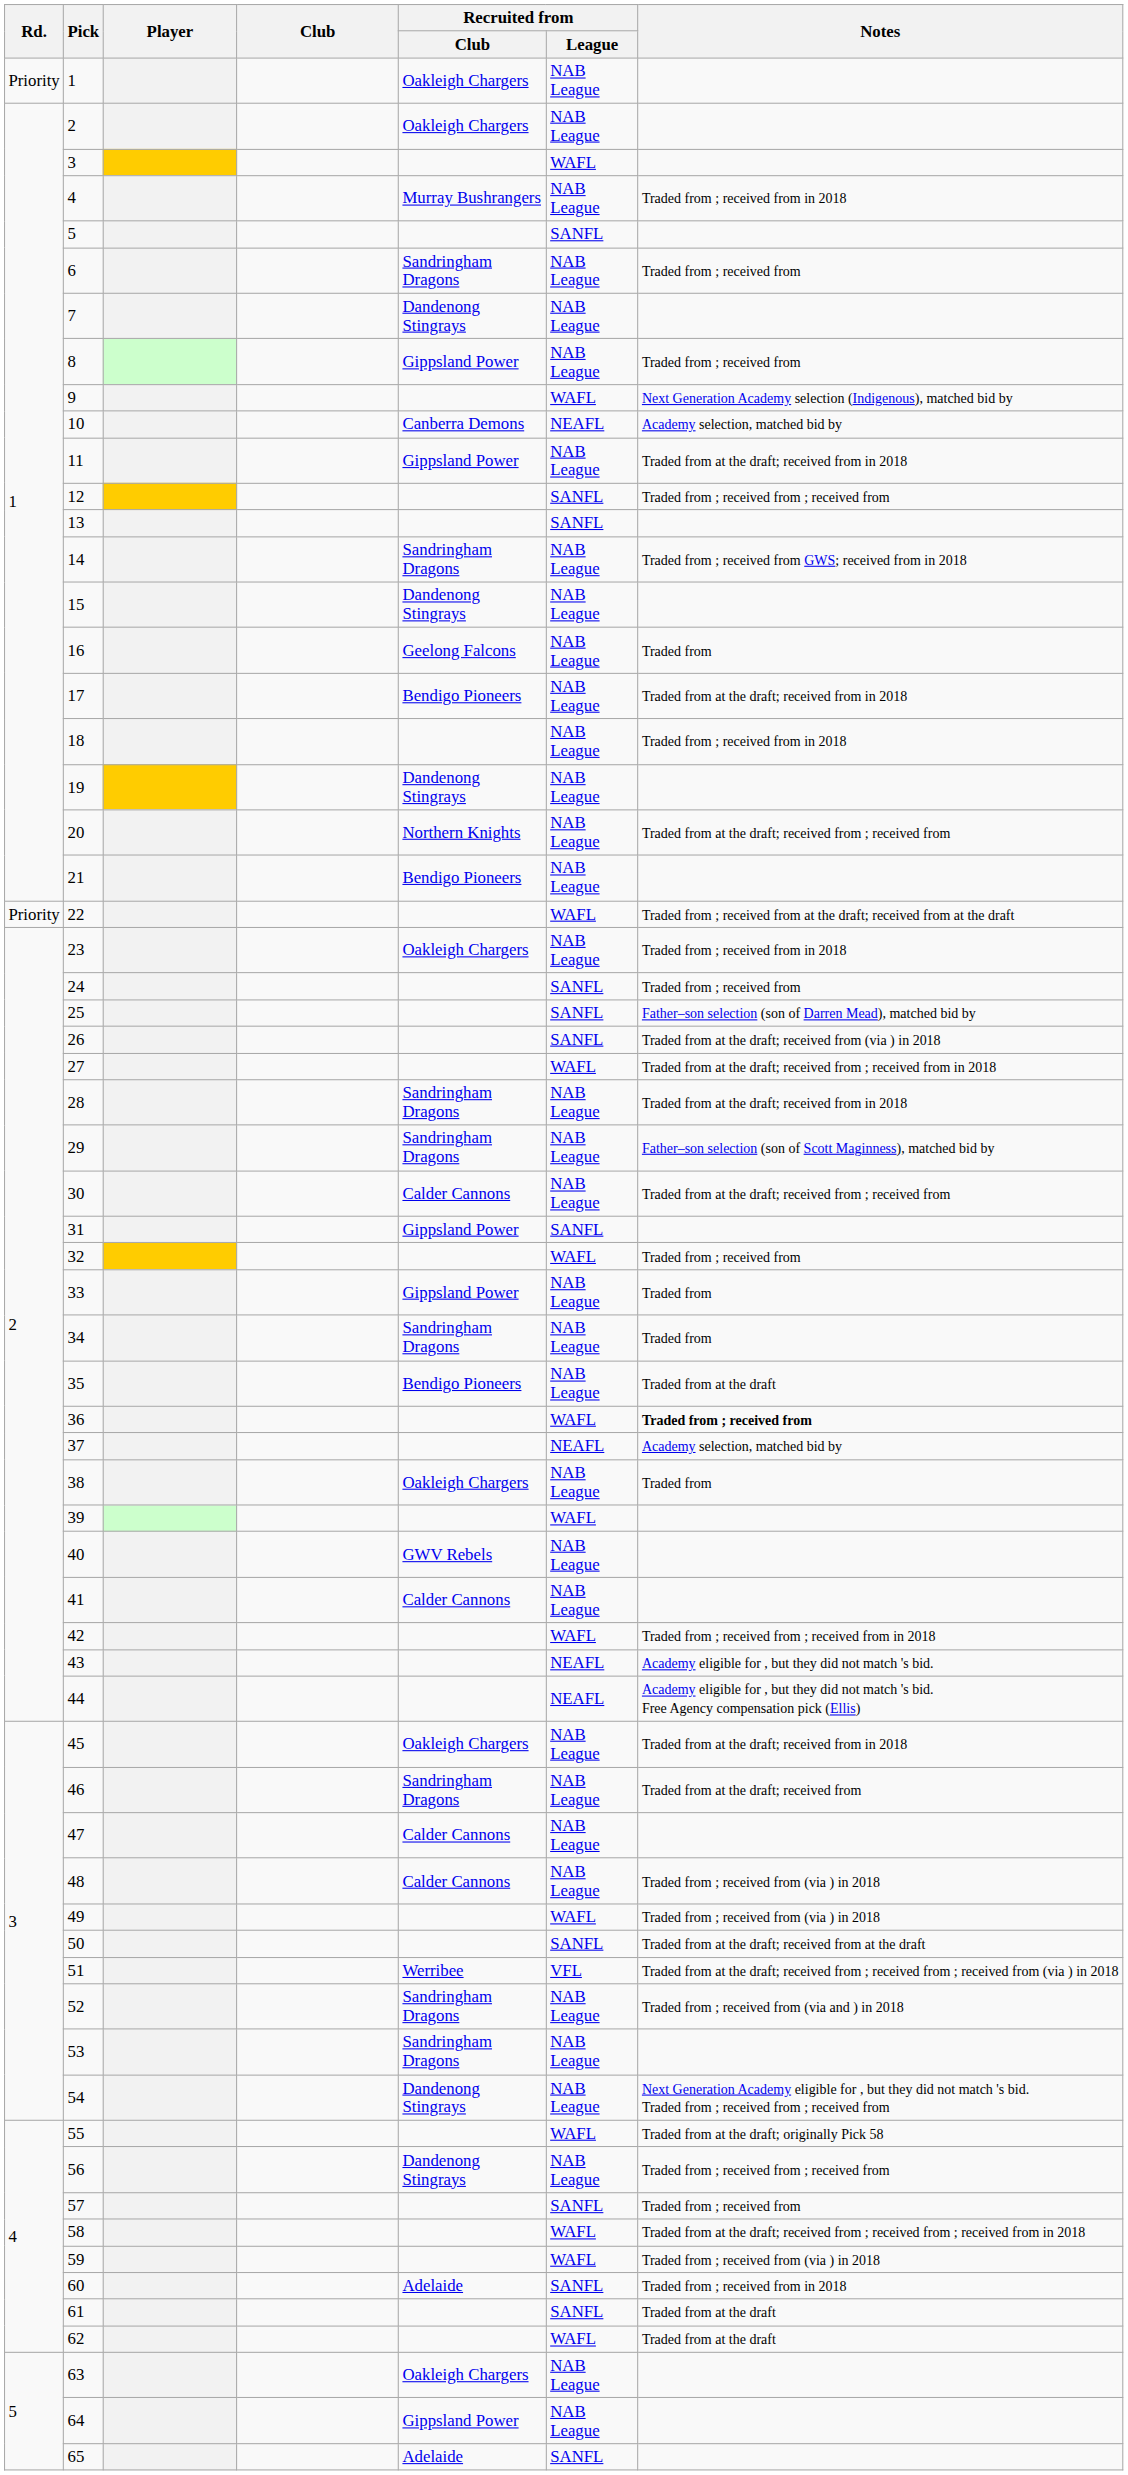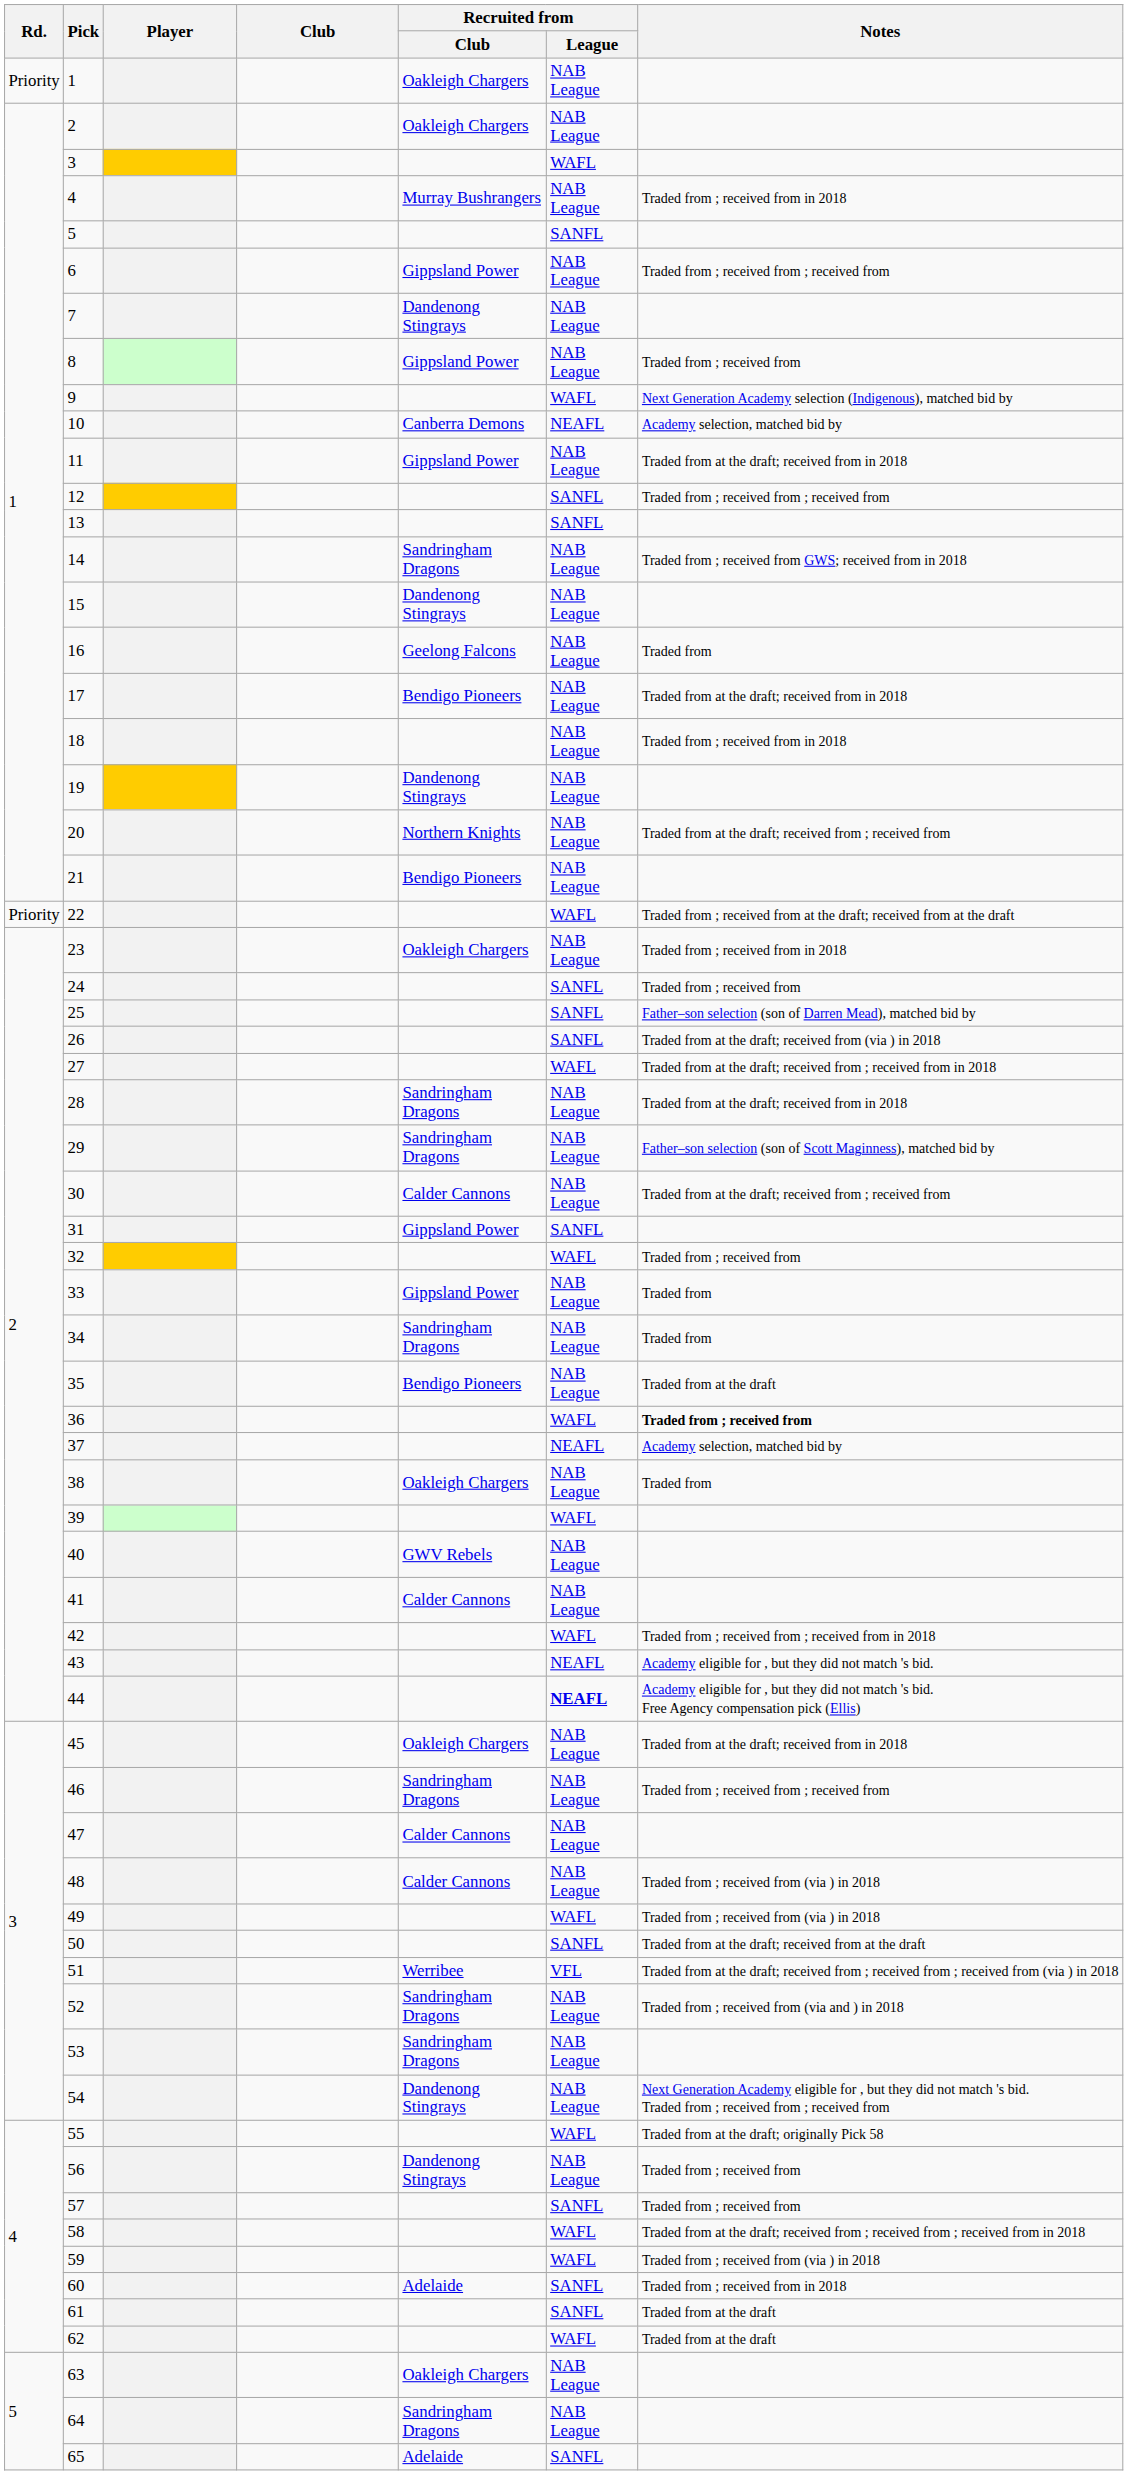(447, 270) Sandringham Dragons -> (461, 270) Gippsland Power
(721, 271) Traded from ; received from -> (766, 271) Traded from ; received from ; received from
(577, 1698) normal -> (579, 1698) bold
(752, 1790) Traded from at the draft; received from -> (766, 1790) Traded from ; received from ; received from
(766, 2170) Traded from ; received from ; received from -> (721, 2170) Traded from ; received from
(461, 2420) Gippsland Power -> (447, 2420) Sandringham Dragons
